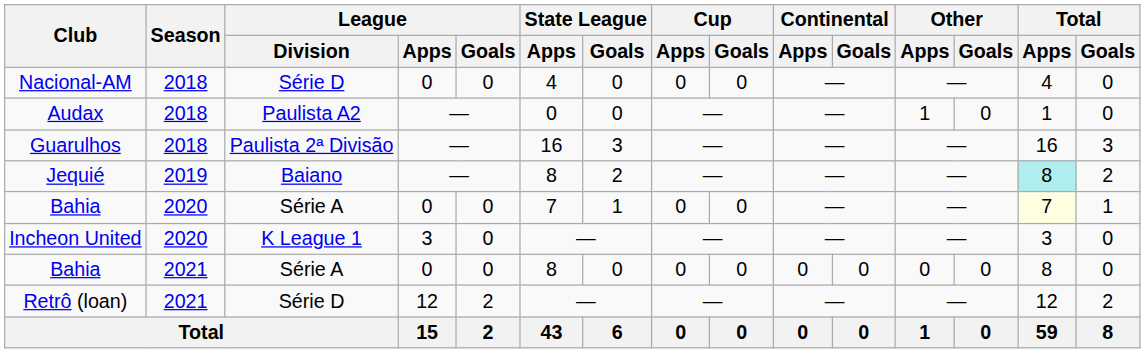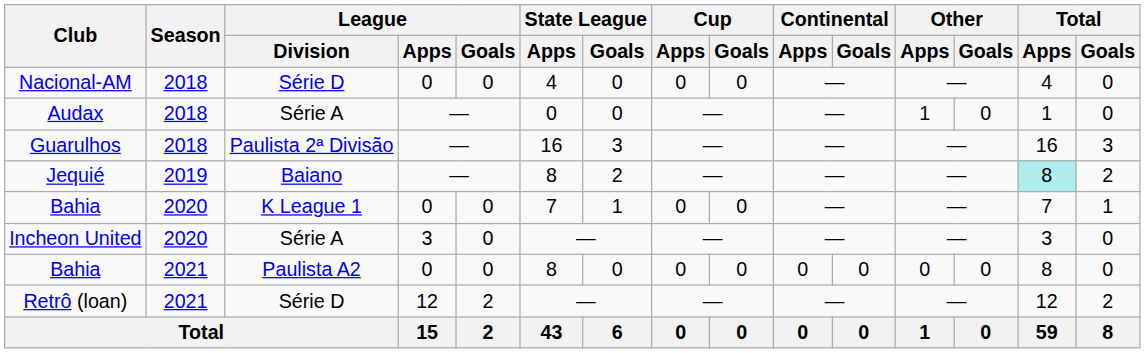(312, 113) Paulista A2 -> (312, 113) Série A
(312, 207) Série A -> (312, 207) K League 1
(1047, 207) lightyellow background -> (1047, 207) no background
(312, 238) K League 1 -> (312, 238) Série A
(312, 269) Série A -> (312, 269) Paulista A2
